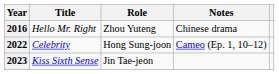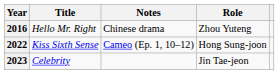columns swapped: (137, 12) <-> (221, 12)
(51, 45) Celebrity -> (65, 45) Kiss Sixth Sense
(65, 61) Kiss Sixth Sense -> (51, 61) Celebrity
